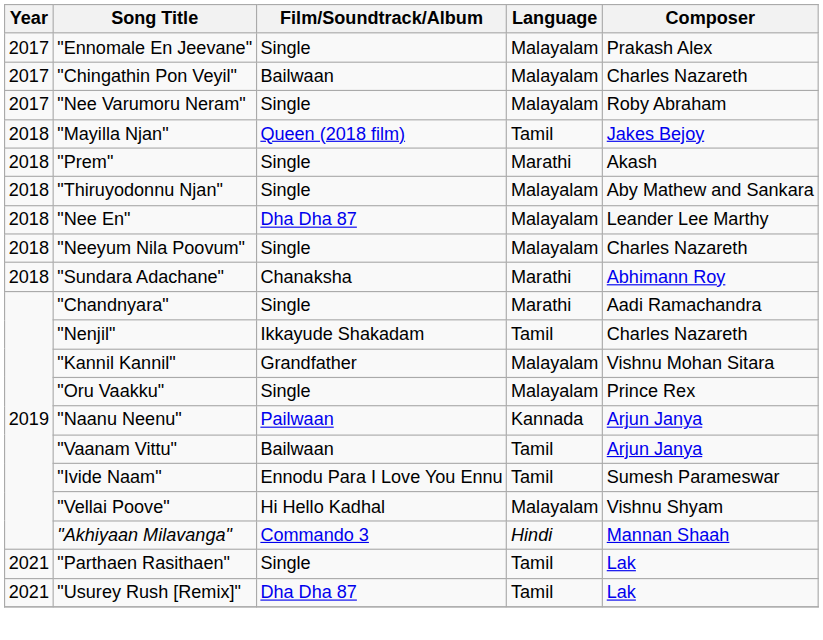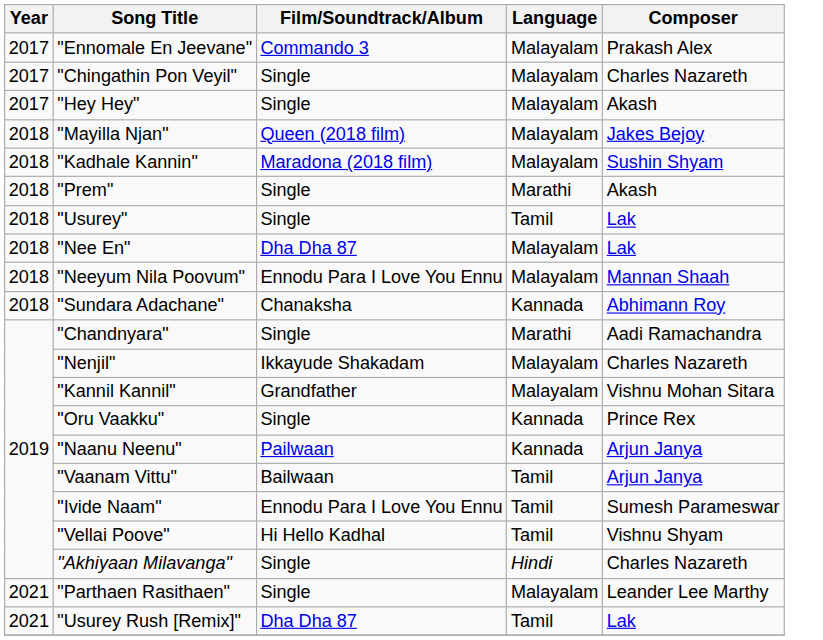(286, 47) Single -> (315, 47) Commando 3
(297, 76) Bailwaan -> (286, 76) Single
- row: (151, 104)
+ row: (98, 104)
(532, 133) Tamil -> (555, 133) Malayalam
+ row: (128, 162)
- row: (140, 190)
+ row: (92, 219)
(688, 219) Leander Lee Marthy -> (621, 248) Lak
(286, 248) Single -> (382, 276) Ennodu Para I Love You Ennu
(677, 248) Charles Nazareth -> (668, 276) Mannan Shaah
(541, 276) Marathi -> (547, 305) Kannada
(532, 334) Tamil -> (555, 362) Malayalam
(555, 391) Malayalam -> (547, 420) Kannada
(555, 506) Malayalam -> (532, 534) Tamil
(315, 534) Commando 3 -> (286, 563) Single
(668, 534) Mannan Shaah -> (677, 563) Charles Nazareth
(532, 563) Tamil -> (555, 592) Malayalam
(621, 563) Lak -> (688, 592) Leander Lee Marthy
